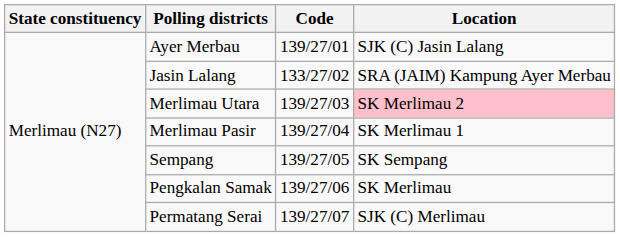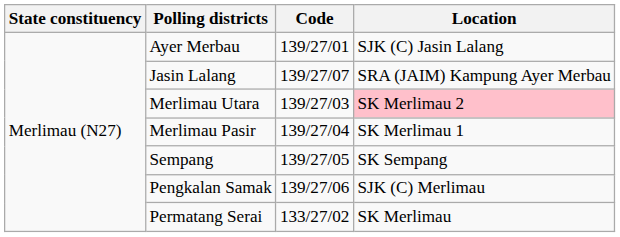(315, 74) 133/27/02 -> (315, 74) 139/27/07
(404, 187) SK Merlimau -> (421, 187) SJK (C) Merlimau
(315, 216) 139/27/07 -> (315, 216) 133/27/02
(421, 216) SJK (C) Merlimau -> (404, 216) SK Merlimau
